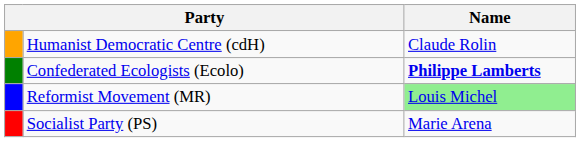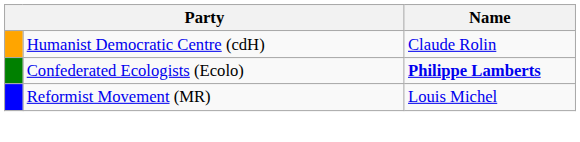(453, 96) lightgreen background -> (453, 96) no background
- row: (92, 123)
